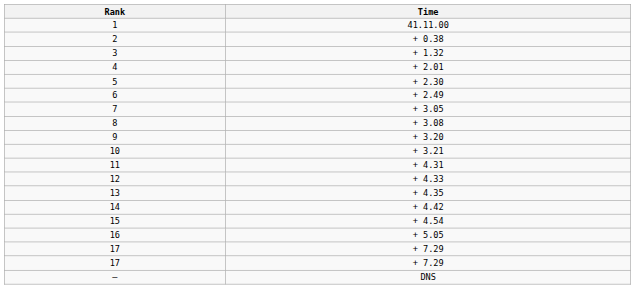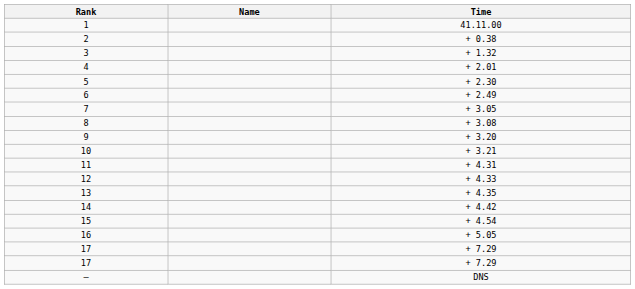+ column: (249, 11)
